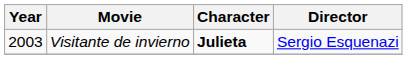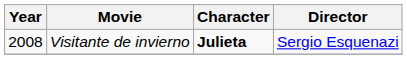(25, 42) 2003 -> (25, 42) 2008
